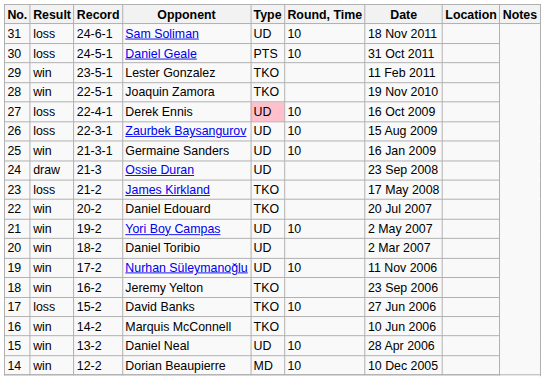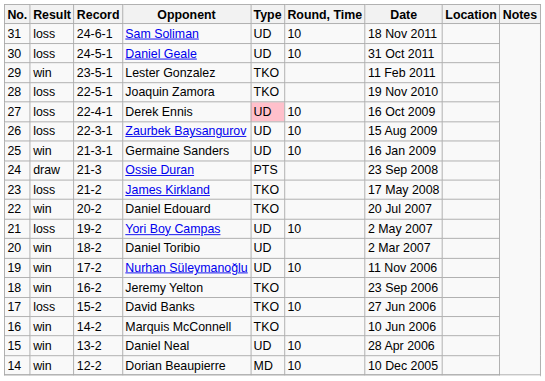(266, 53) PTS -> (263, 53) UD
(42, 92) win -> (44, 92) loss
(263, 170) UD -> (266, 170) PTS
(42, 228) win -> (44, 228) loss
